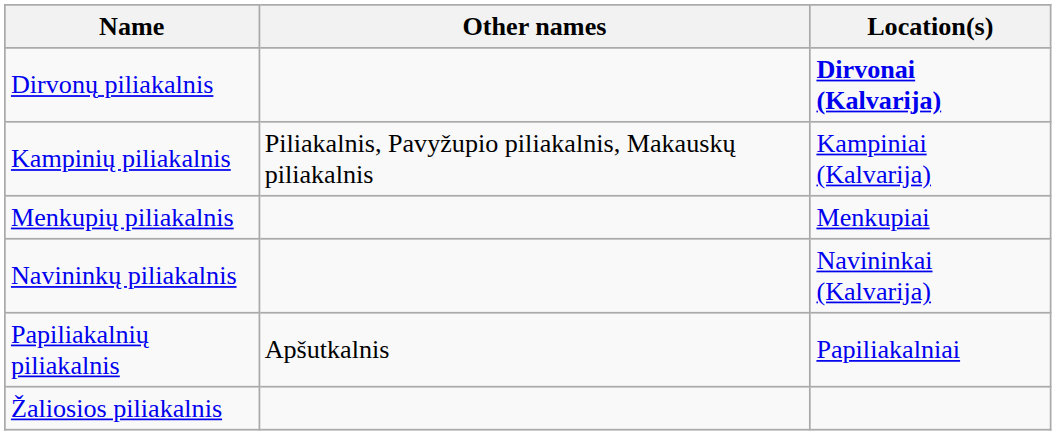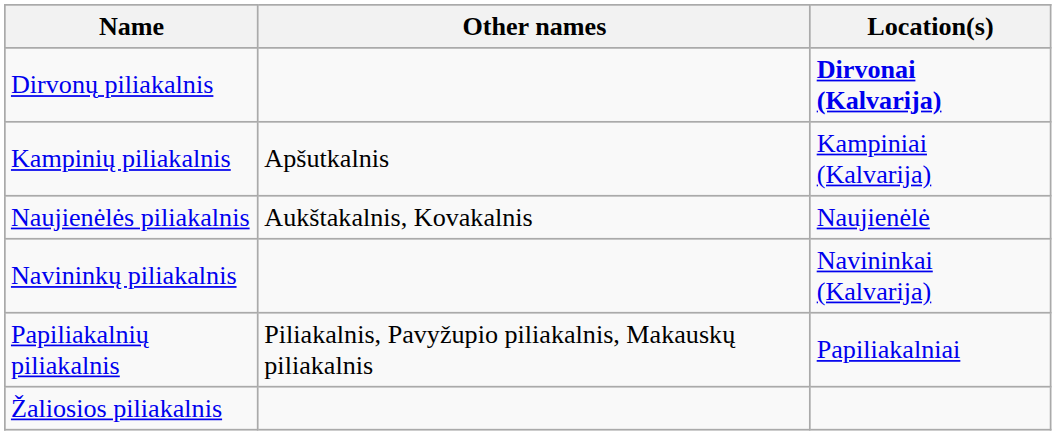(500, 158) Piliakalnis, Pavyžupio piliakalnis, Makauskų piliakalnis -> (327, 158) Apšutkalnis
- row: (122, 217)
+ row: (130, 217)
(327, 350) Apšutkalnis -> (500, 350) Piliakalnis, Pavyžupio piliakalnis, Makauskų piliakalnis
